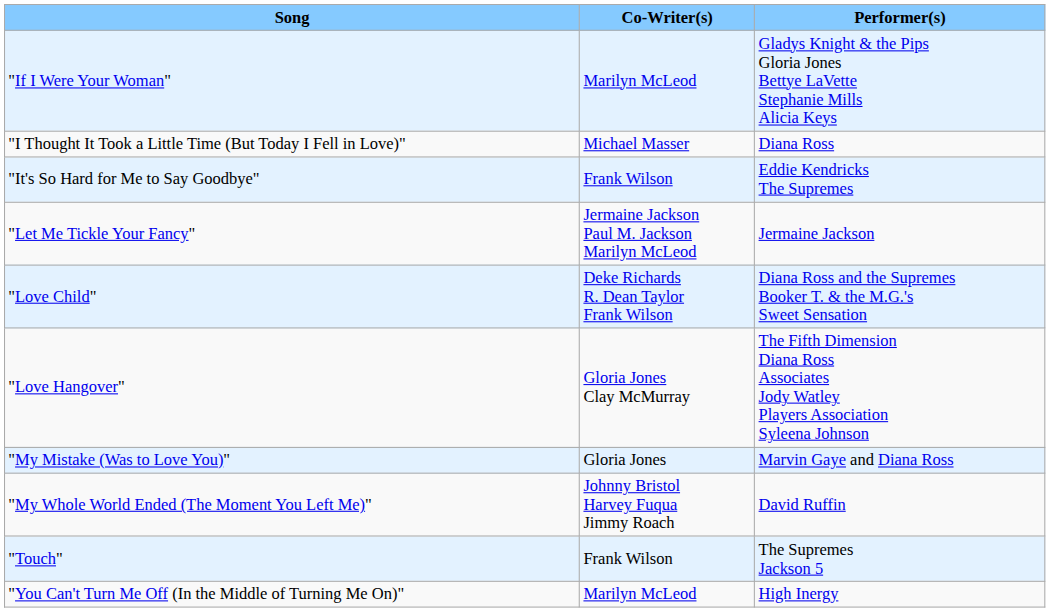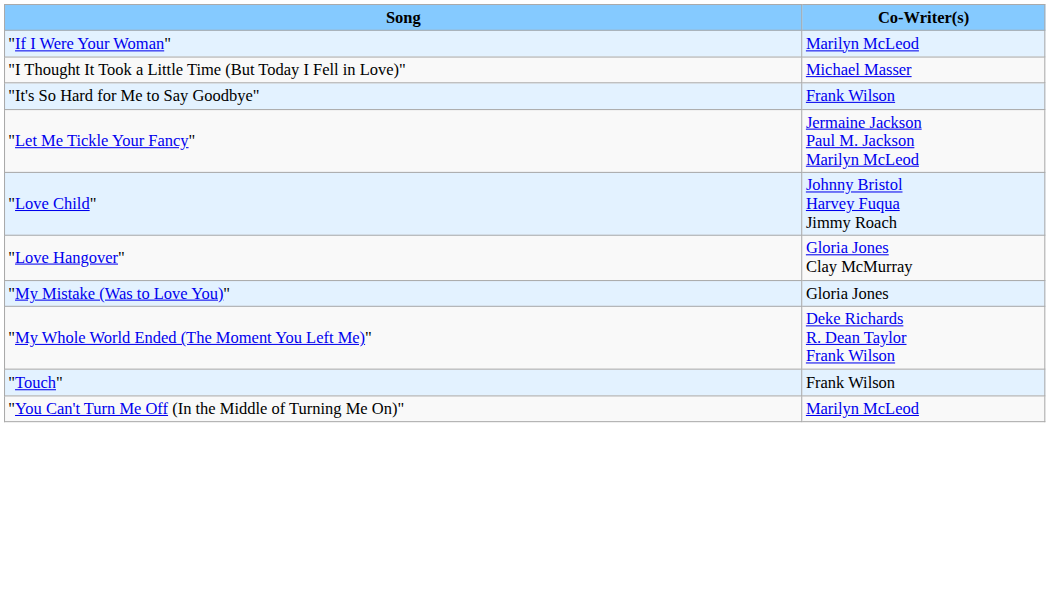- column: (900, 17)
(634, 296) Deke Richards R. Dean Taylor Frank Wilson -> (854, 203) Johnny Bristol Harvey Fuqua Jimmy Roach
(632, 504) Johnny Bristol Harvey Fuqua Jimmy Roach -> (856, 337) Deke Richards R. Dean Taylor Frank Wilson
